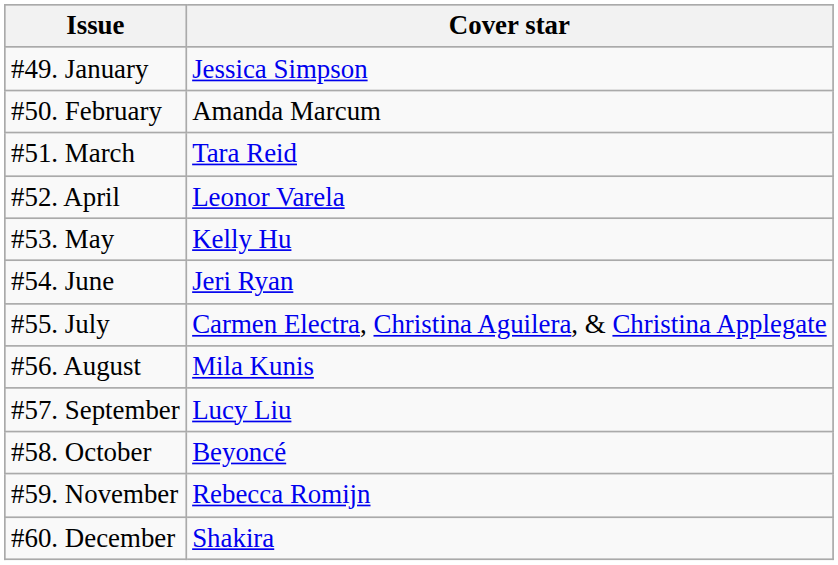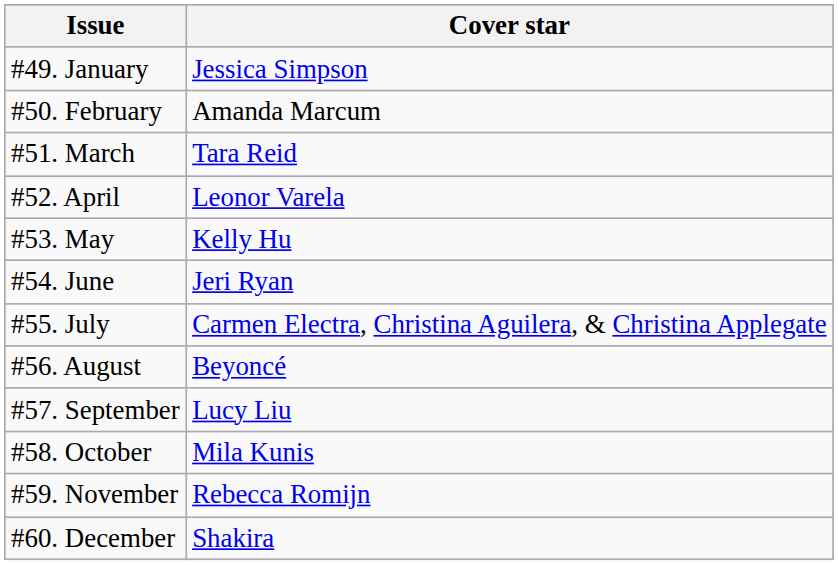(253, 366) Mila Kunis -> (239, 366) Beyoncé
(239, 452) Beyoncé -> (253, 452) Mila Kunis
